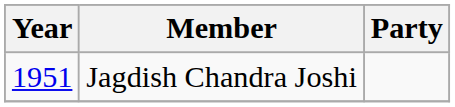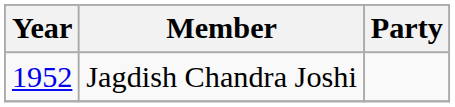(42, 76) 1951 -> (42, 76) 1952
